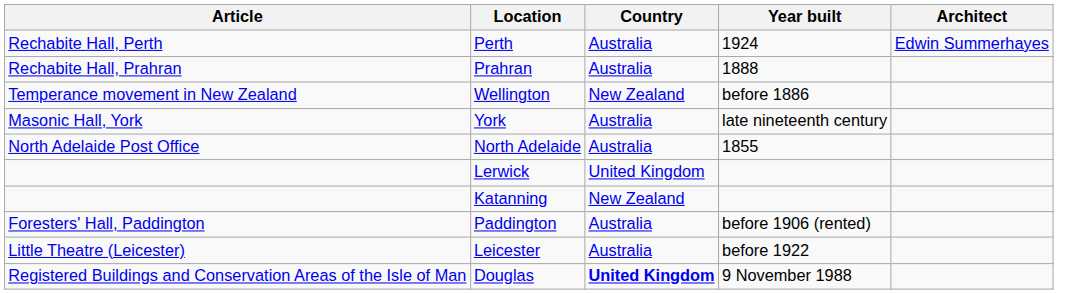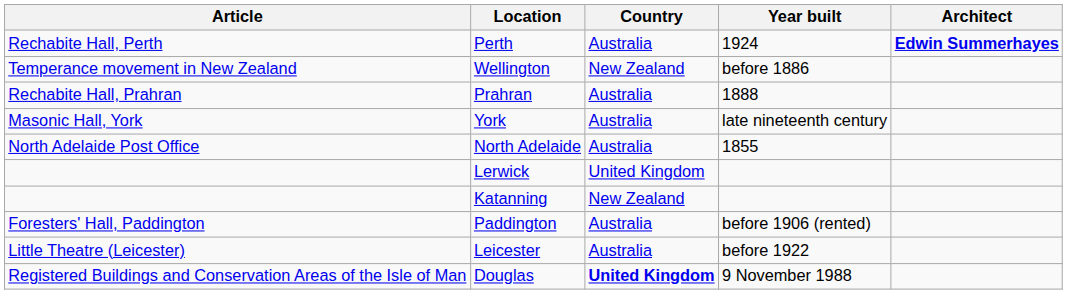(972, 43) normal -> (977, 43) bold
rows swapped: (503, 69) <-> (512, 95)
